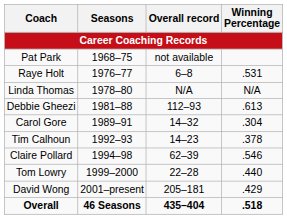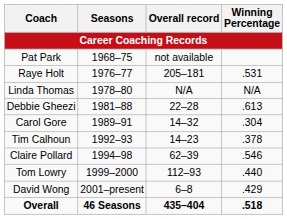(184, 73) 6–8 -> (184, 73) 205–181
(184, 106) 112–93 -> (184, 106) 22–28
(184, 172) 22–28 -> (184, 172) 112–93
(184, 189) 205–181 -> (184, 189) 6–8
